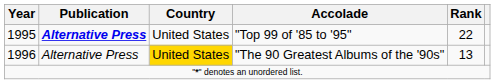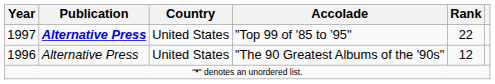(22, 34) 1995 -> (22, 34) 1997
(191, 55) gold background -> (191, 55) no background
(466, 55) 13 -> (466, 55) 12
